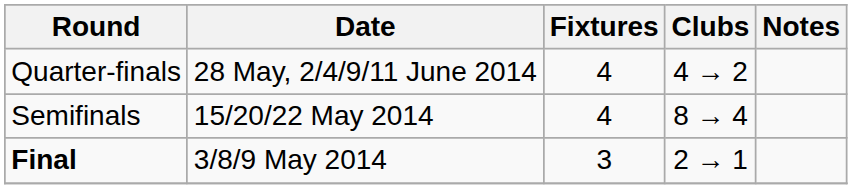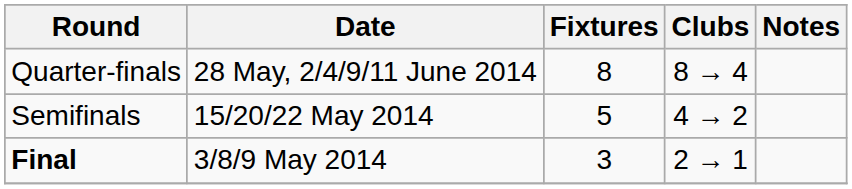(604, 71) 4 -> (604, 71) 8
(710, 71) 4 → 2 -> (710, 71) 8 → 4
(604, 115) 4 -> (604, 115) 5
(710, 115) 8 → 4 -> (710, 115) 4 → 2
